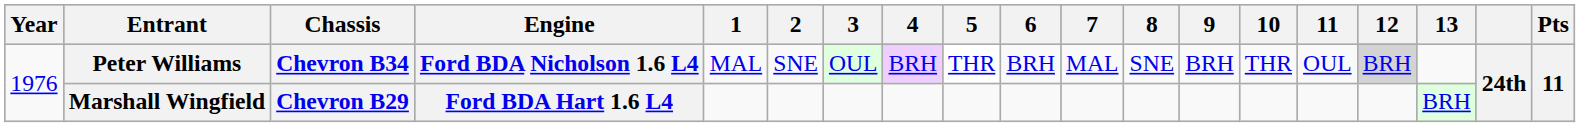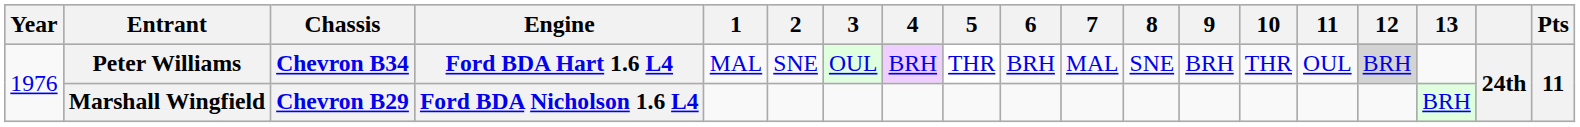(559, 63) Ford BDA Nicholson 1.6 L4 -> (559, 63) Ford BDA Hart 1.6 L4
(559, 102) Ford BDA Hart 1.6 L4 -> (559, 102) Ford BDA Nicholson 1.6 L4
